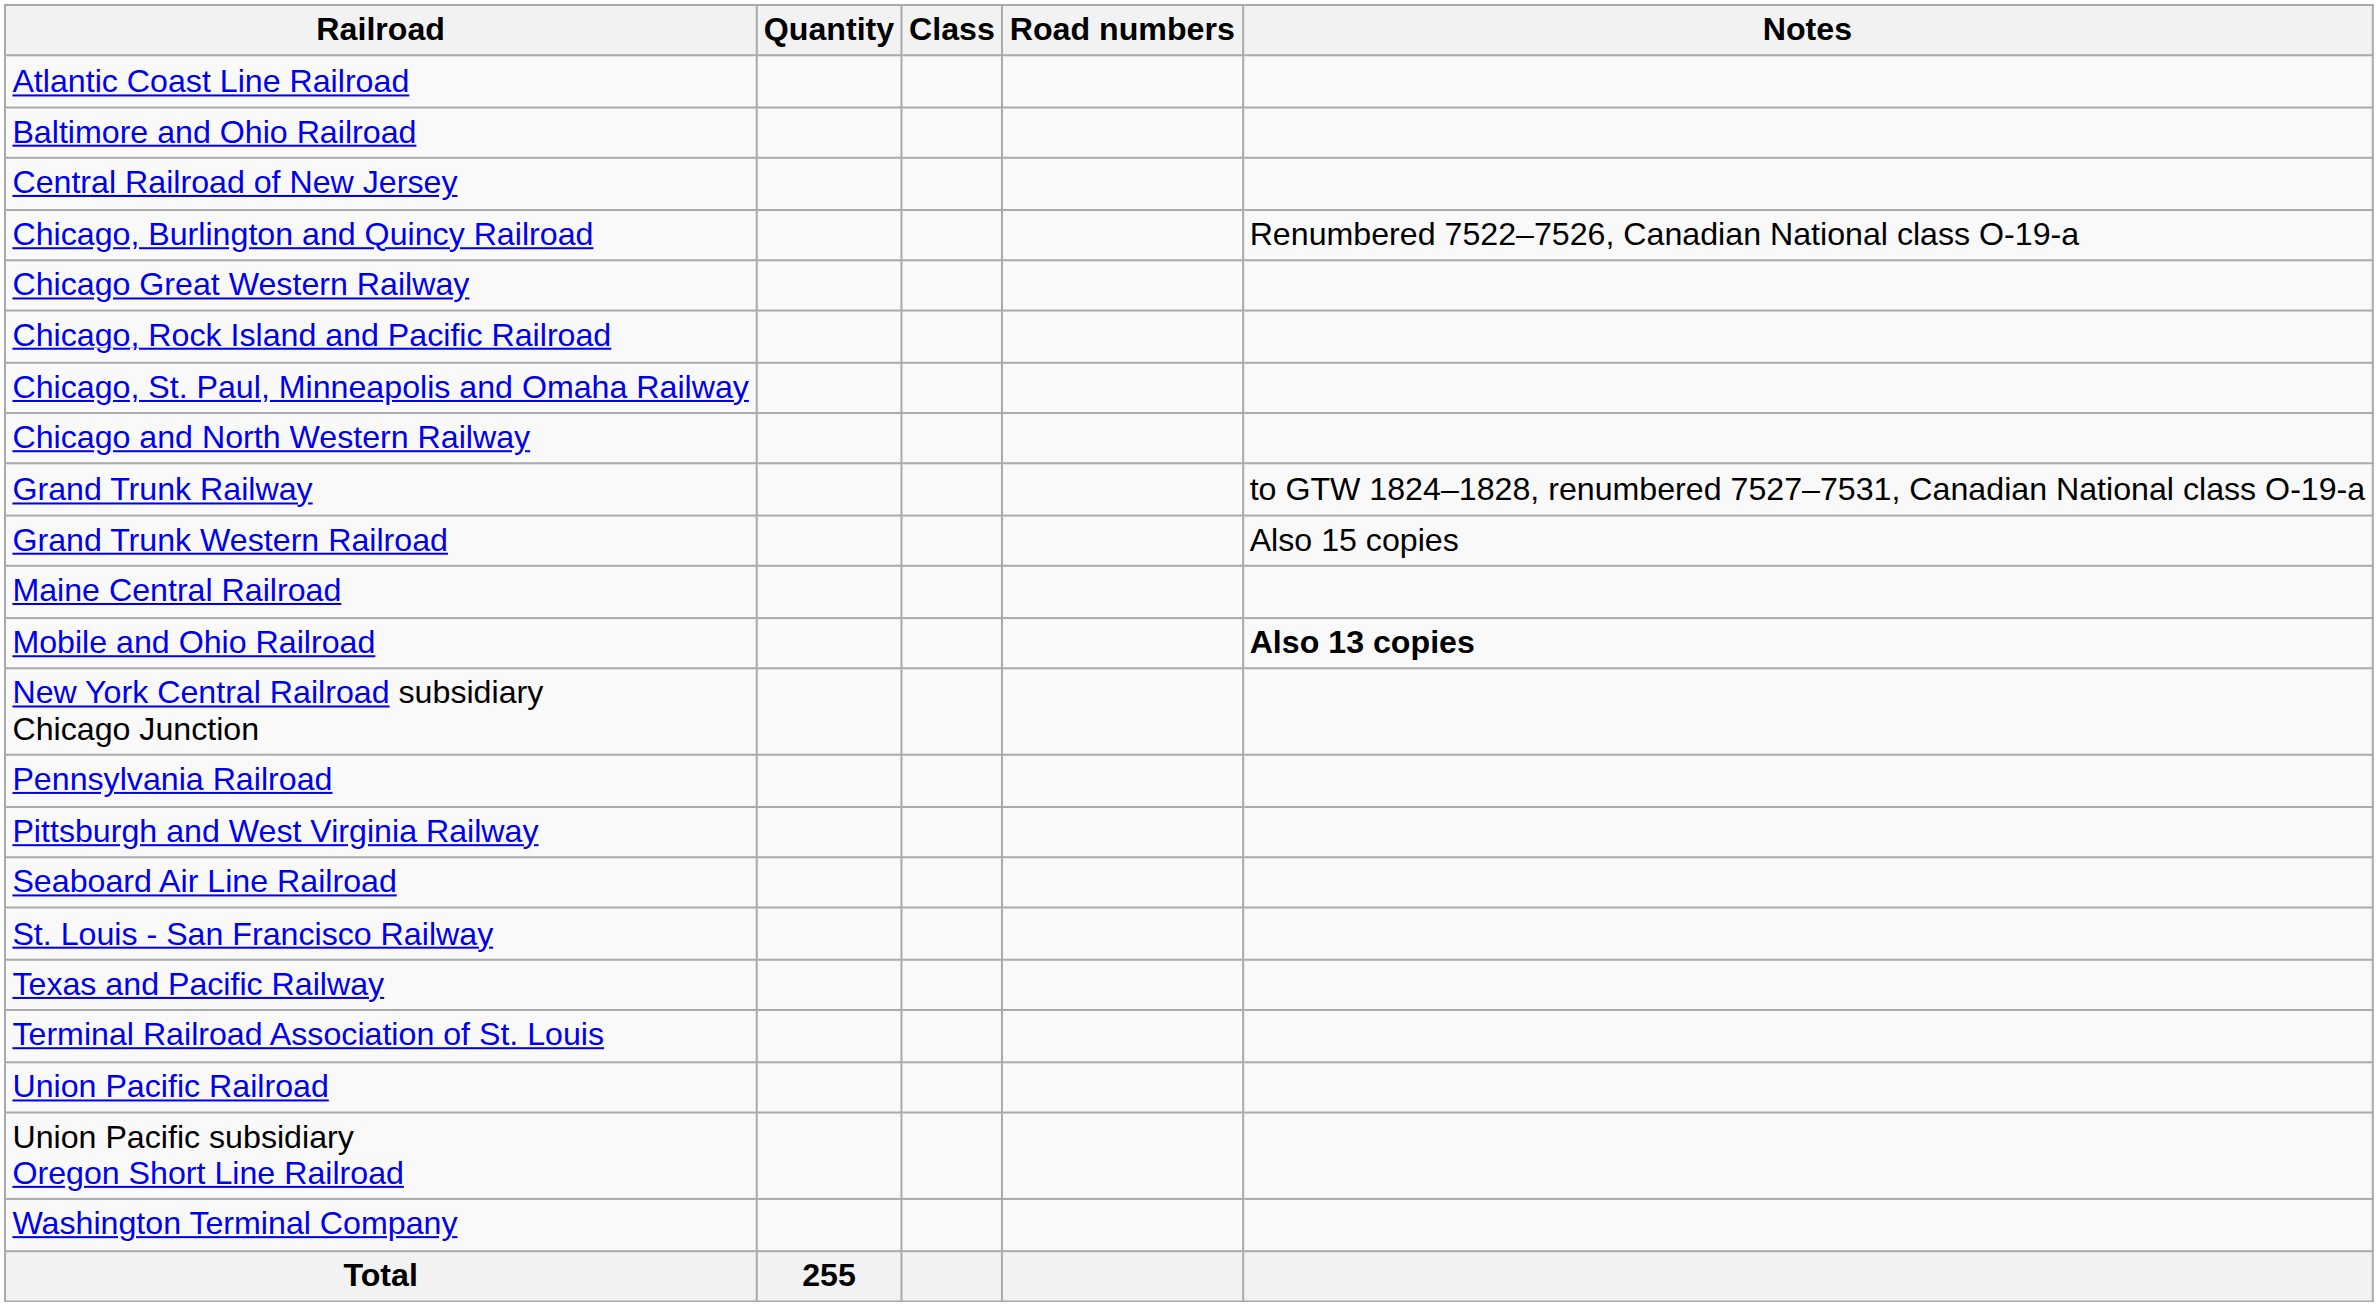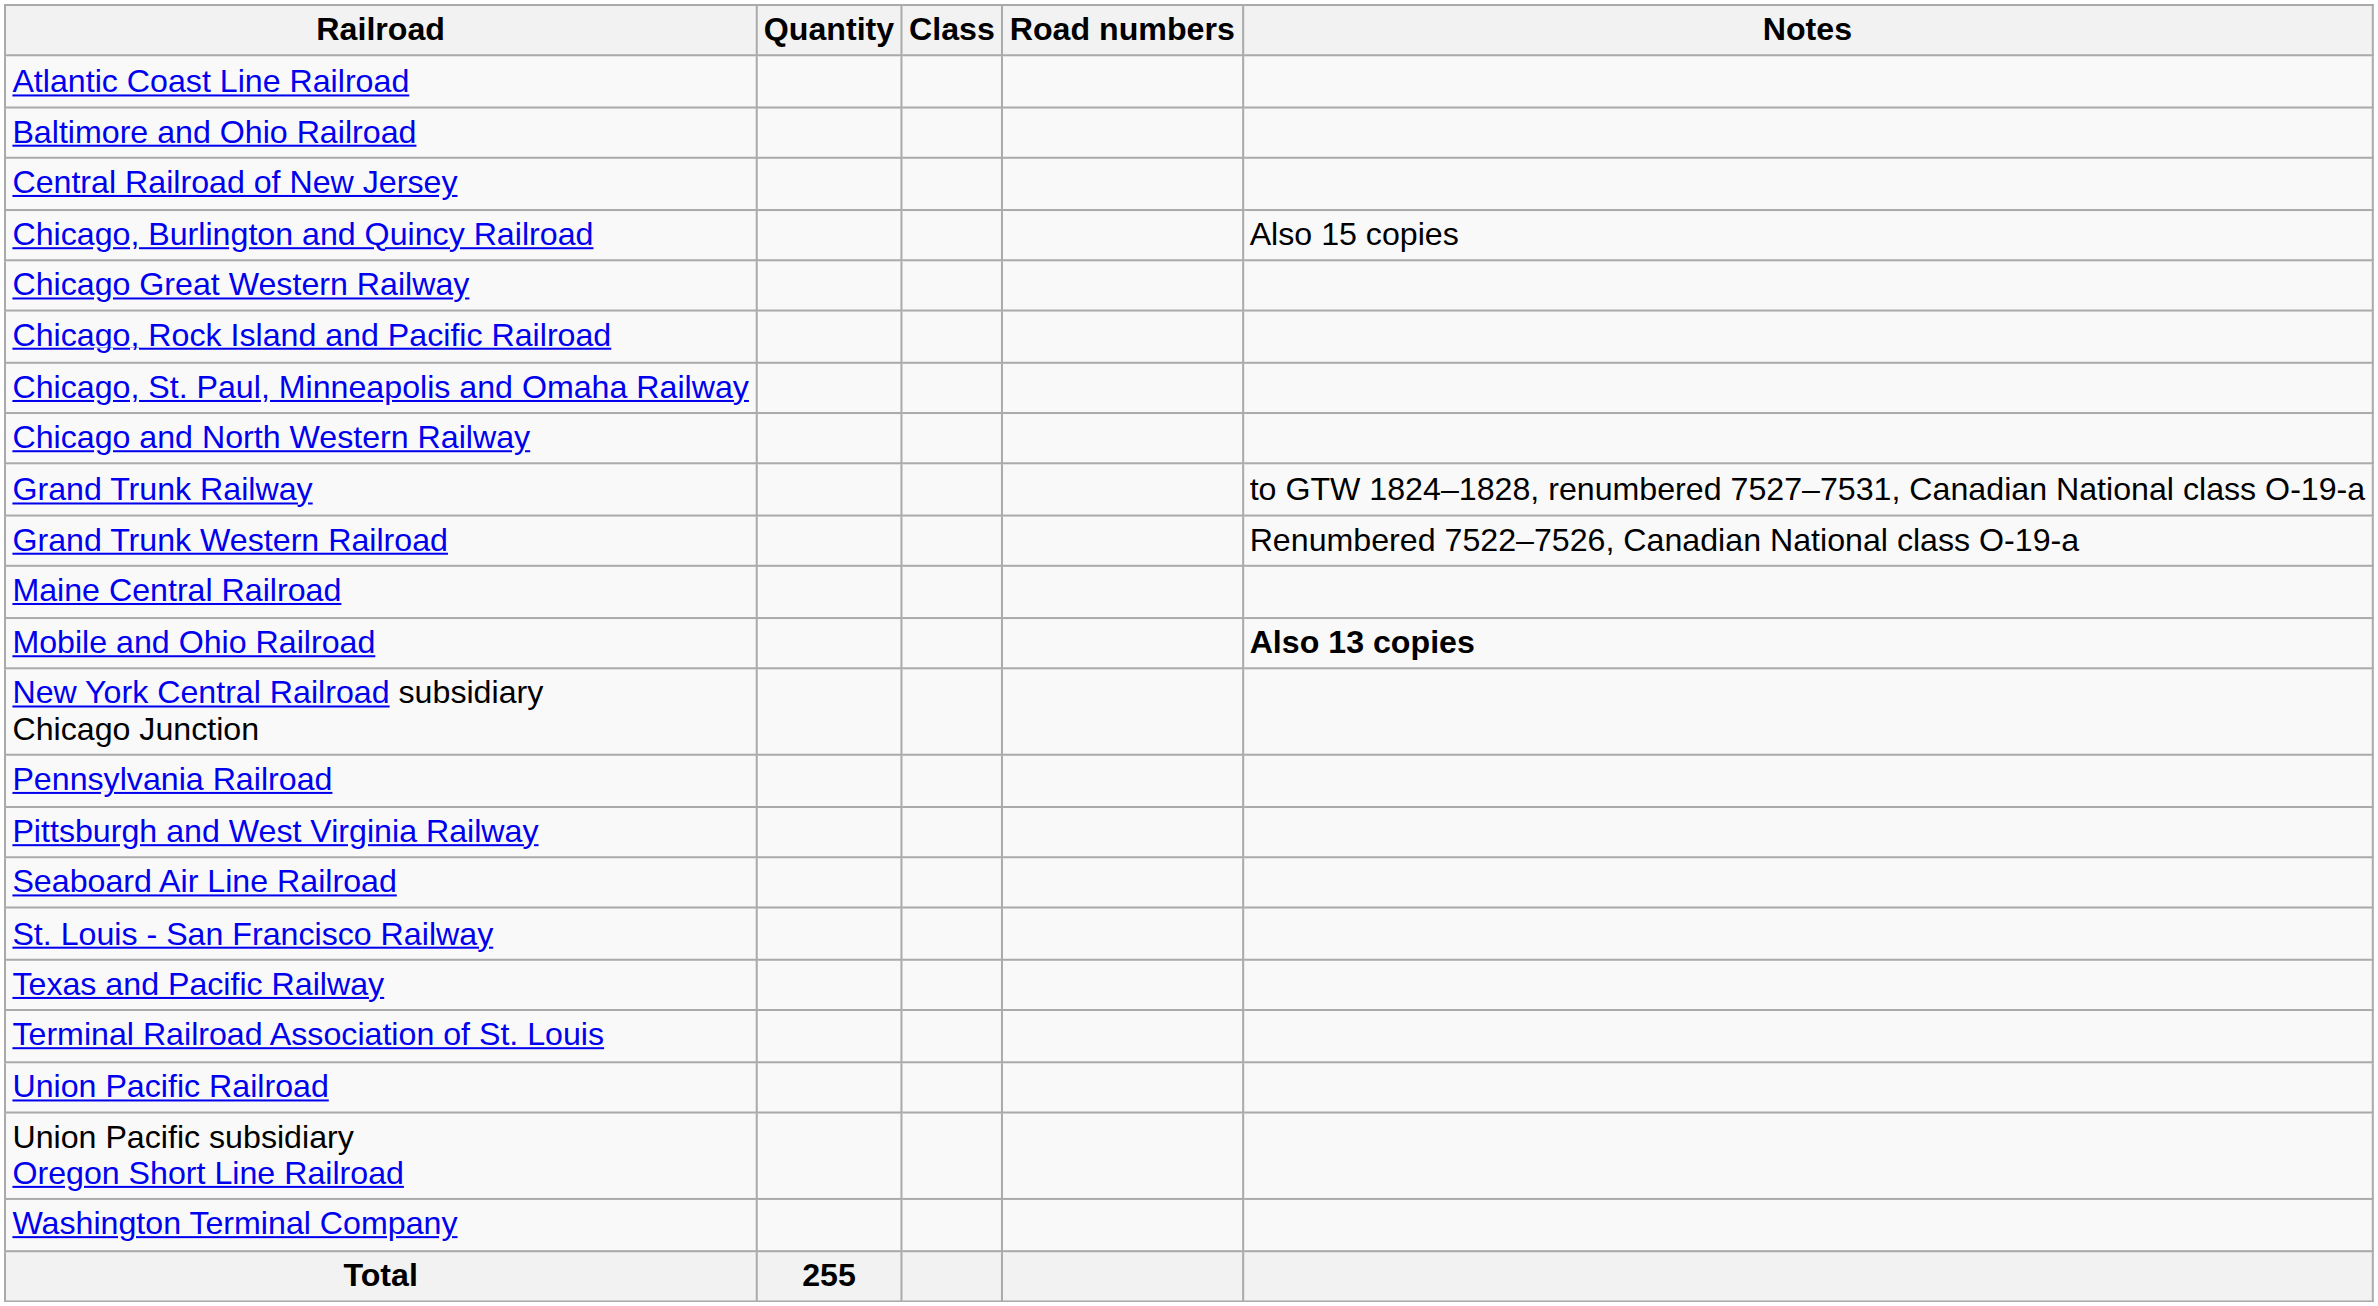(1664, 234) Renumbered 7522–7526, Canadian National class O-19-a -> (1354, 234) Also 15 copies
(1354, 540) Also 15 copies -> (1664, 540) Renumbered 7522–7526, Canadian National class O-19-a
